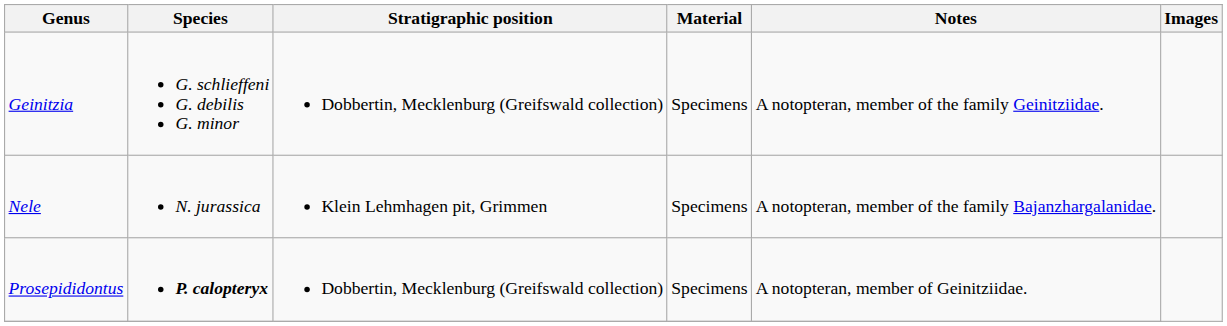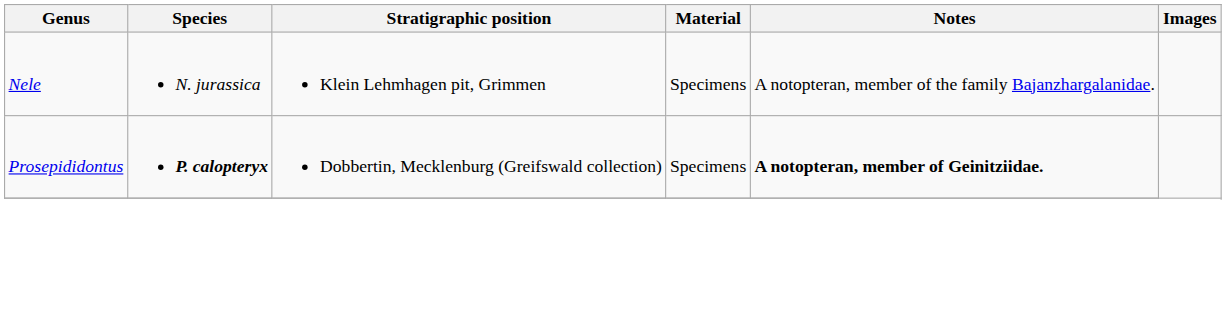- row: (41, 103)
(892, 289) normal -> (899, 166) bold
